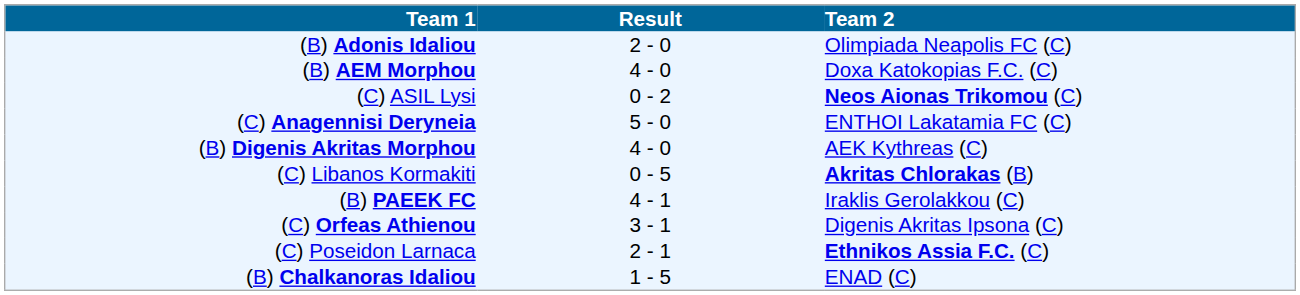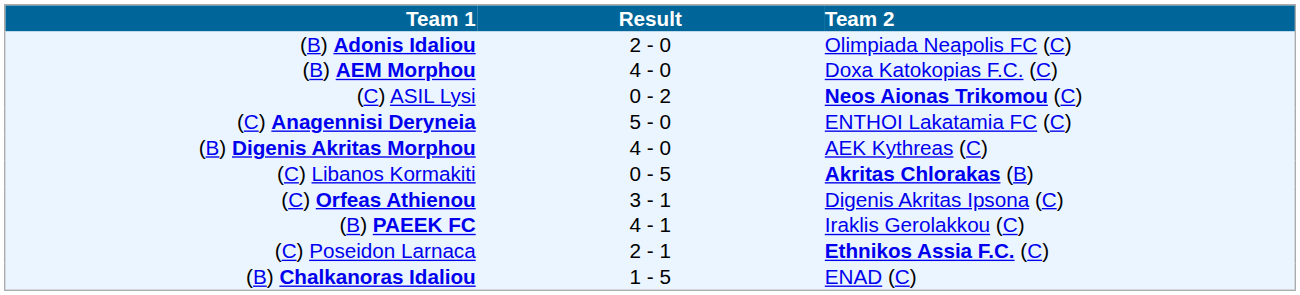rows swapped: (379, 225) <-> (408, 199)
